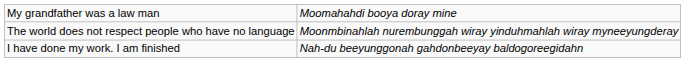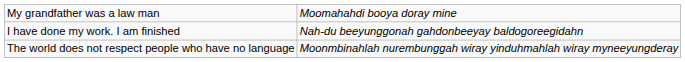rows swapped: (93, 48) <-> (151, 31)
